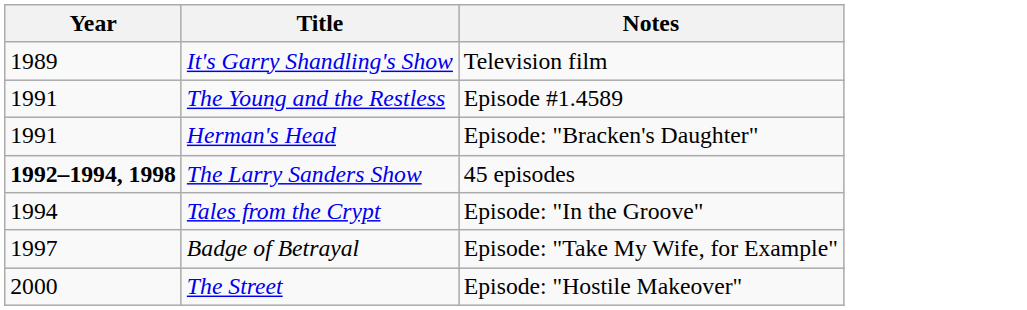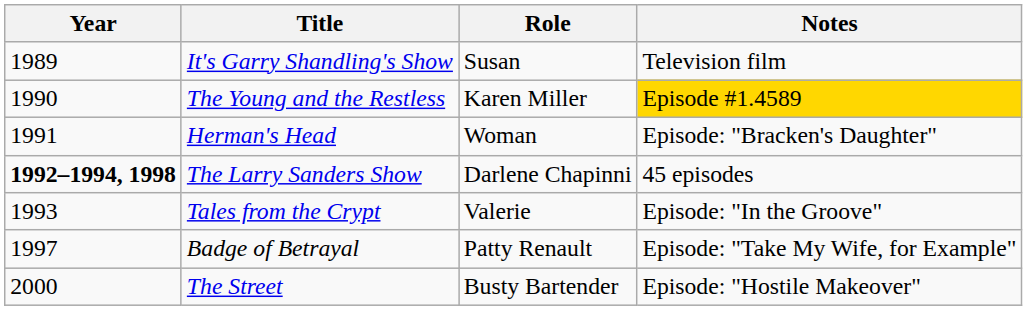+ column: (548, 23)
(34, 98) 1991 -> (34, 98) 1990
(543, 98) no background -> (722, 98) gold background
(34, 211) 1994 -> (34, 211) 1993
